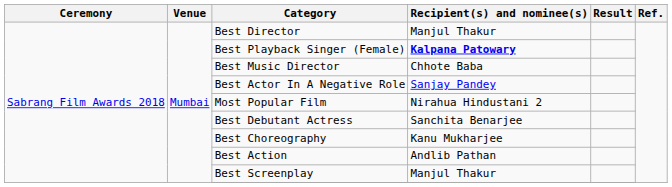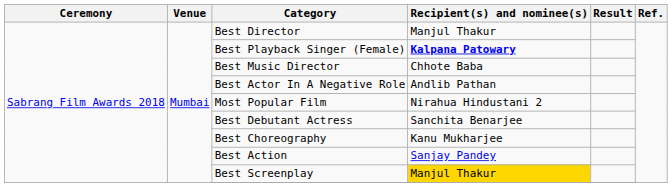(453, 85) Sanjay Pandey -> (453, 85) Andlib Pathan
(453, 156) Andlib Pathan -> (453, 156) Sanjay Pandey
(453, 173) no background -> (453, 173) gold background
